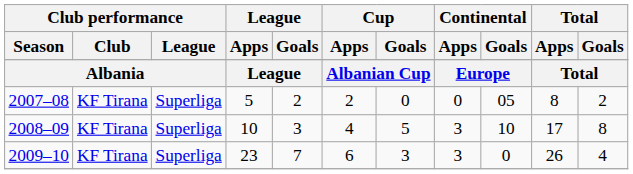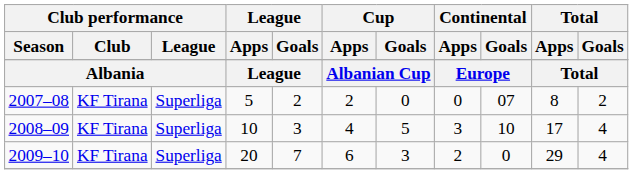(506, 100) 05 -> (506, 100) 07
(603, 127) 8 -> (603, 127) 4
(249, 155) 23 -> (249, 155) 20
(458, 155) 3 -> (458, 155) 2
(554, 155) 26 -> (554, 155) 29
